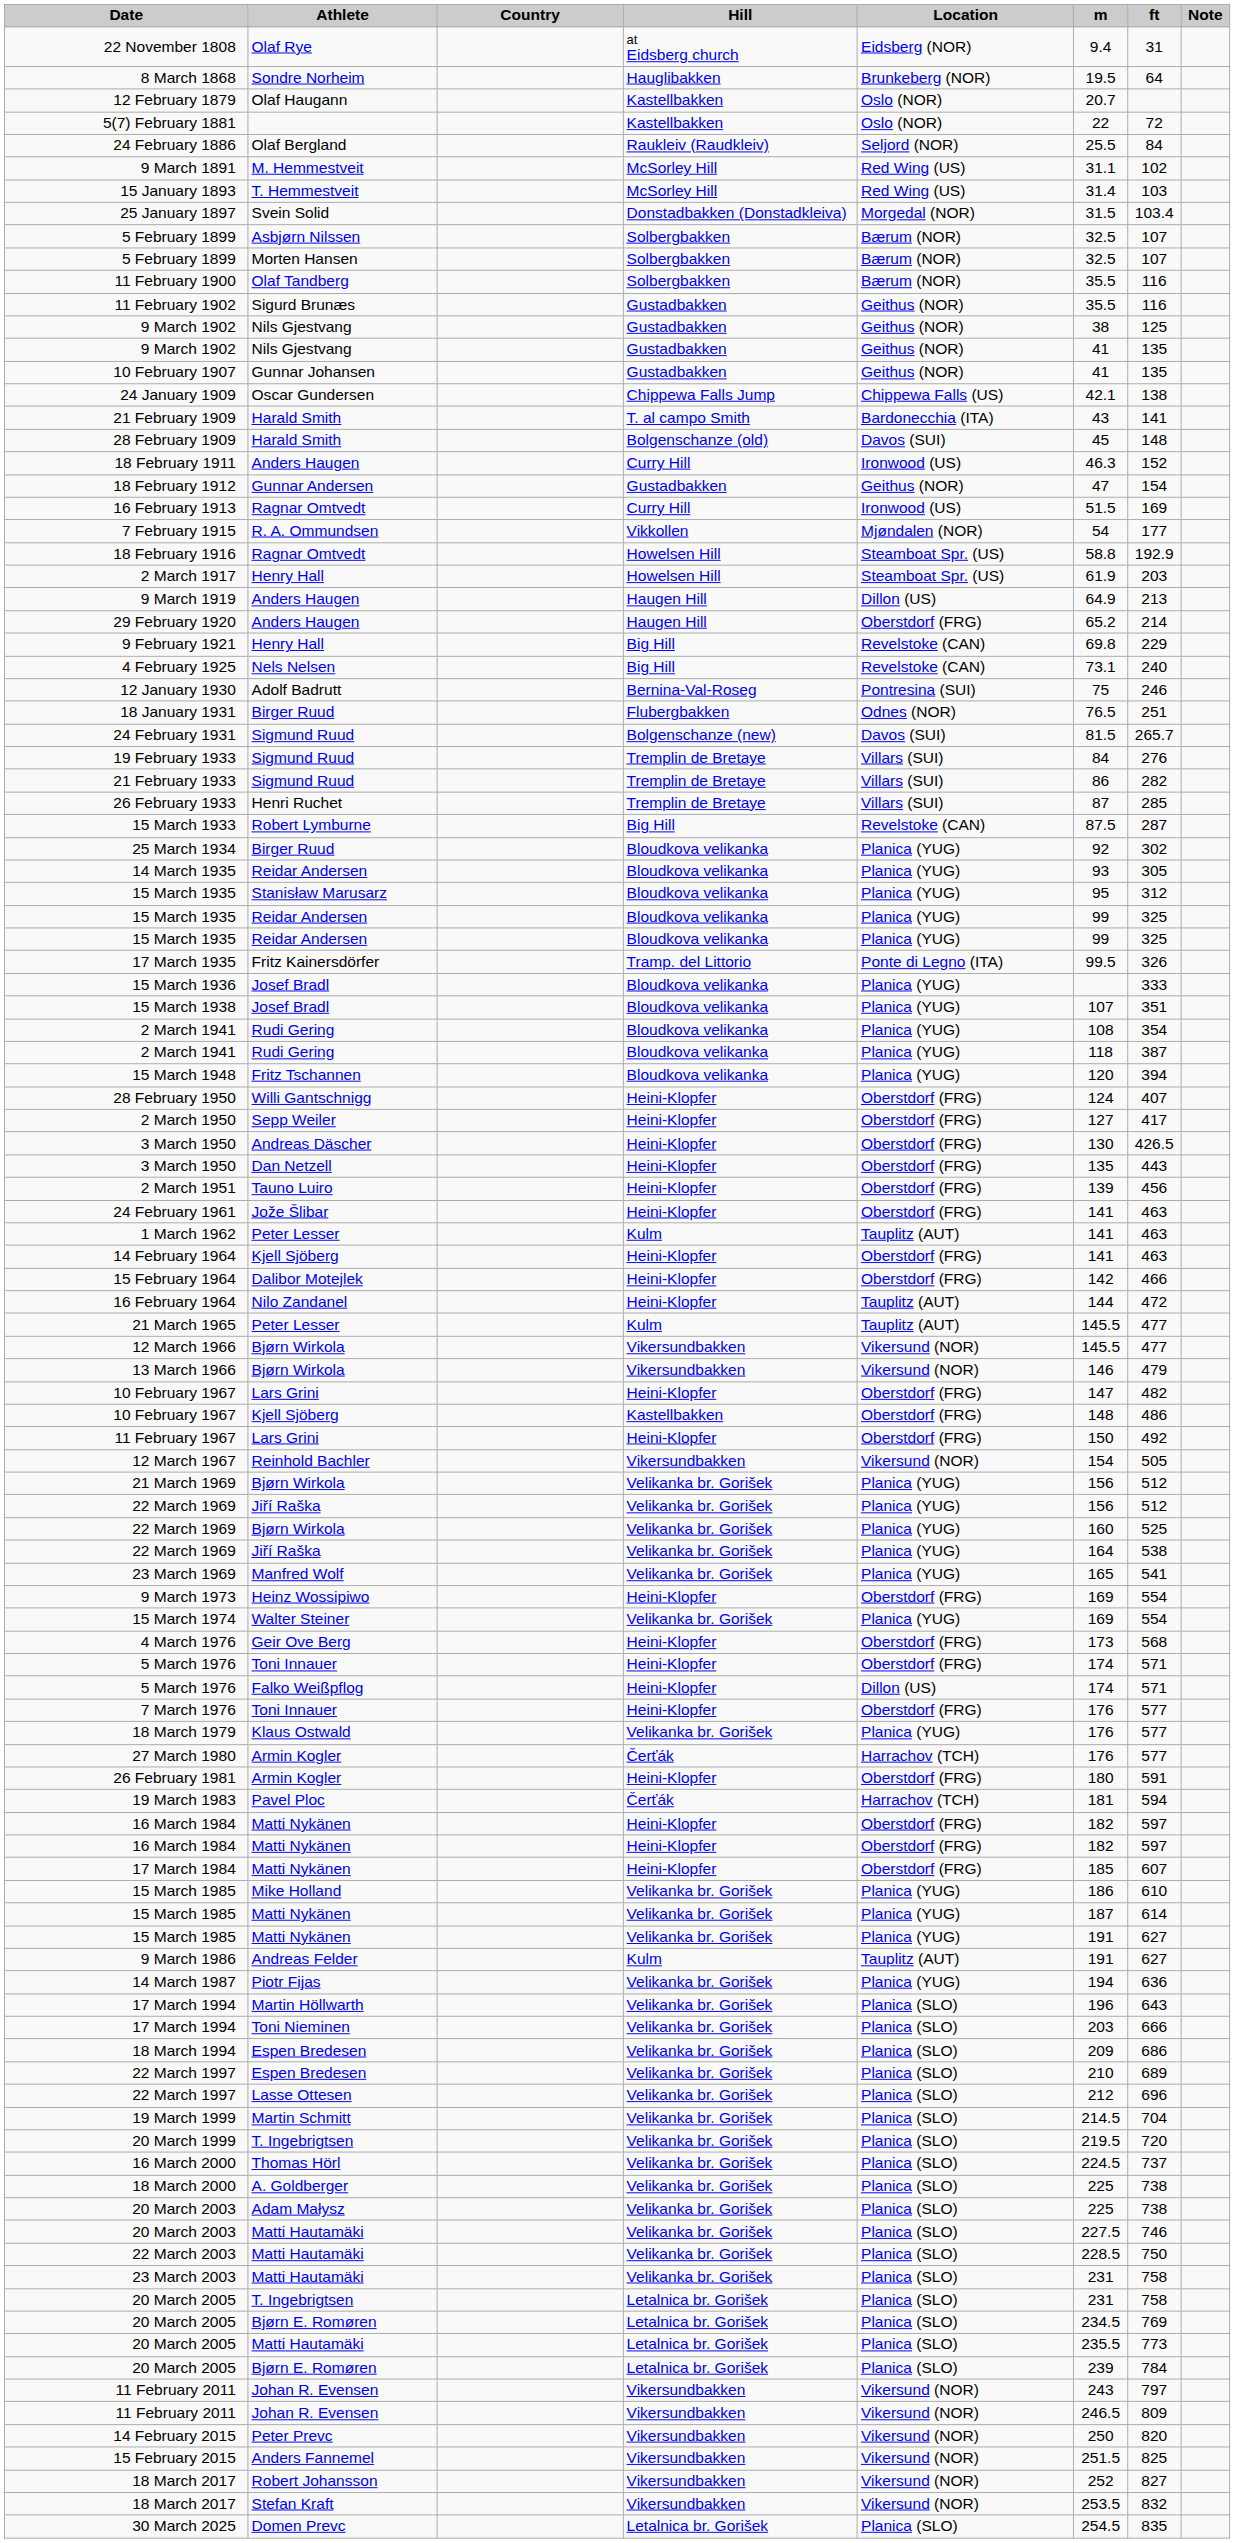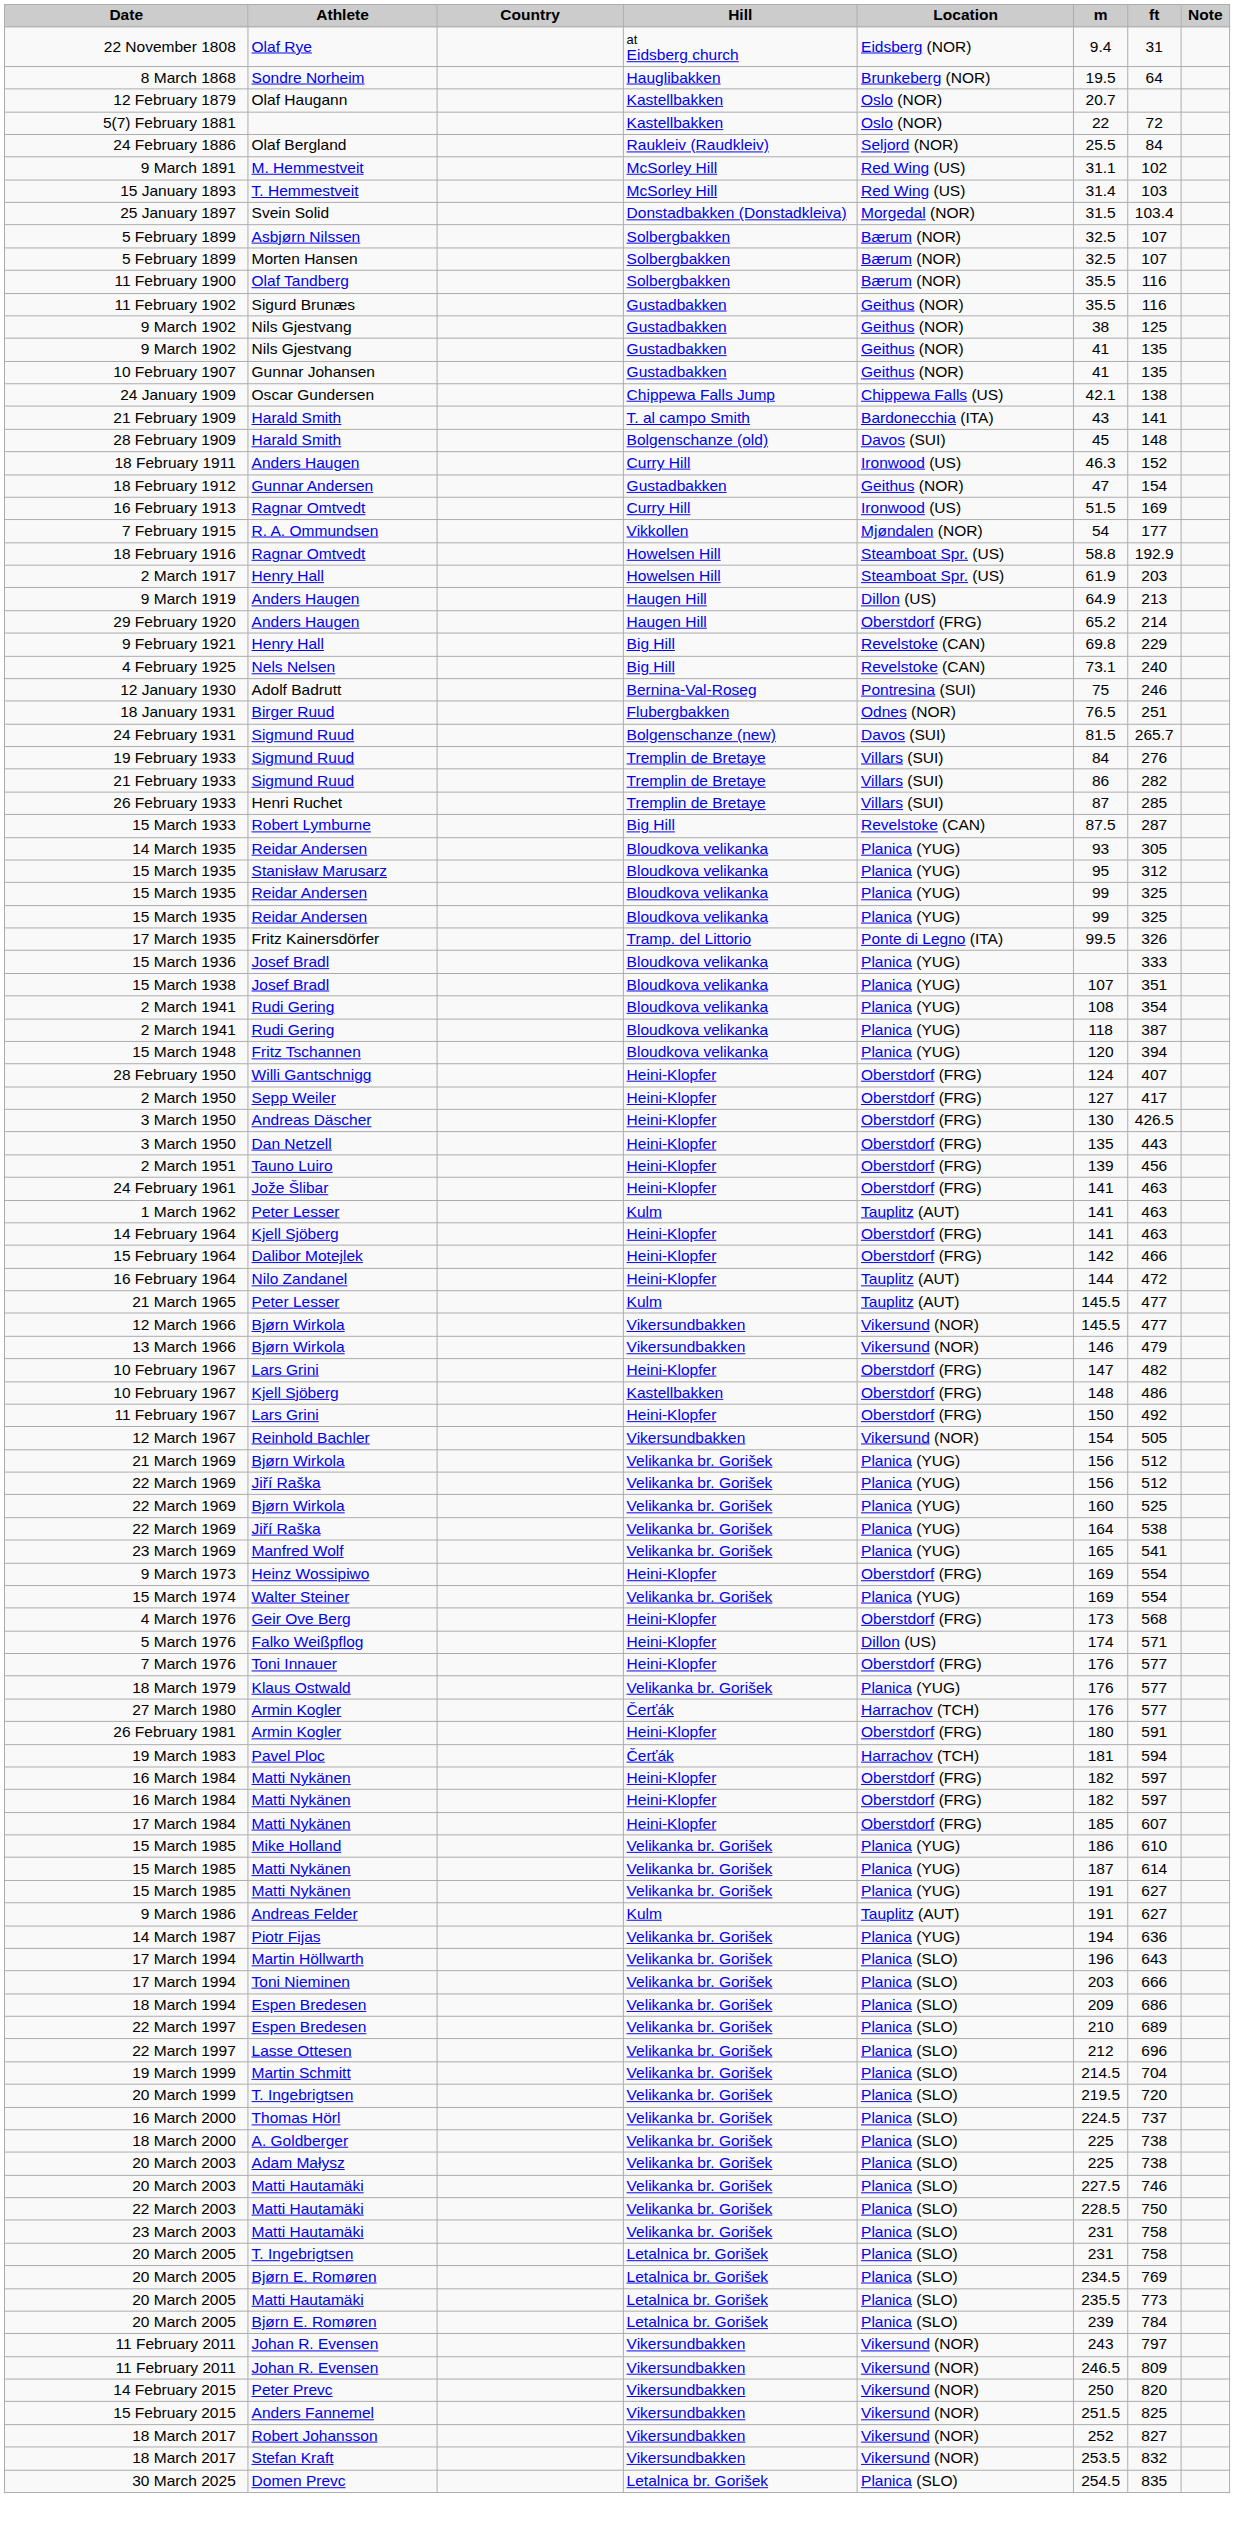- row: (188, 848)
- row: (193, 1664)
